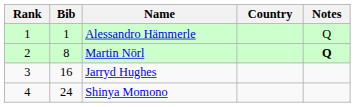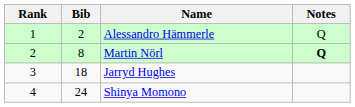- column: (270, 14)
(66, 33) 1 -> (81, 33) 2
(66, 72) 16 -> (81, 72) 18
